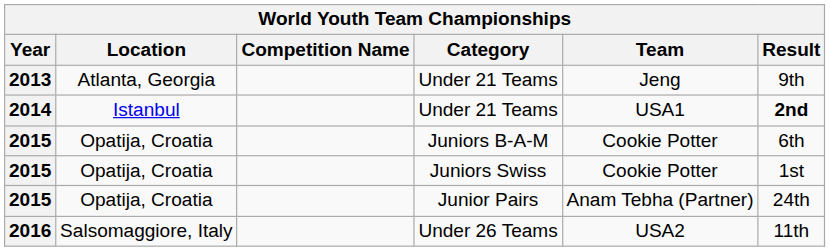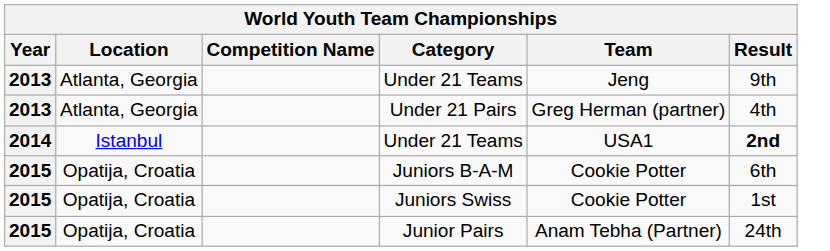+ row: (30, 110)
- row: (30, 230)
